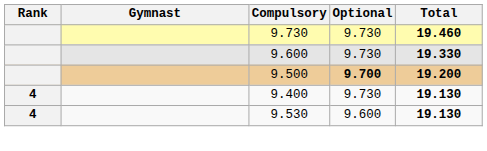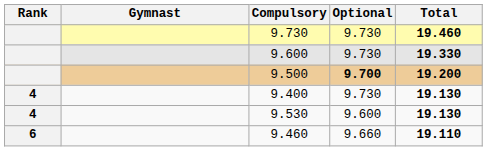+ row: (289, 136)
